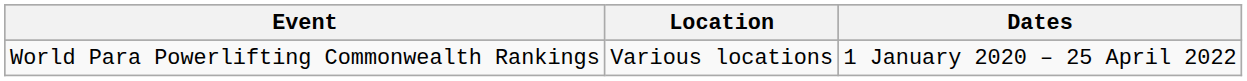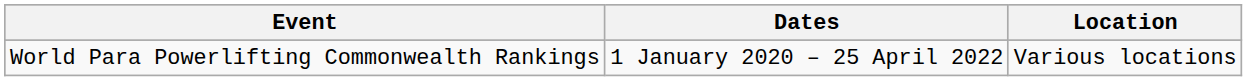columns swapped: (1040, 23) <-> (722, 23)
